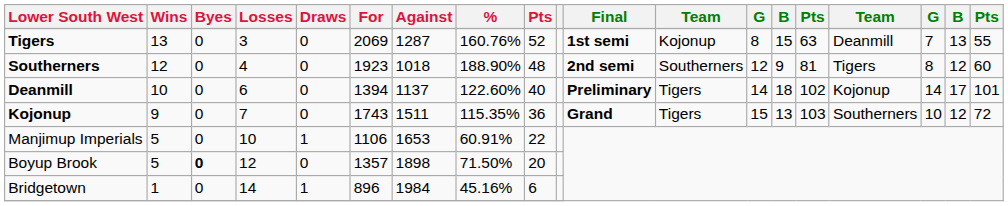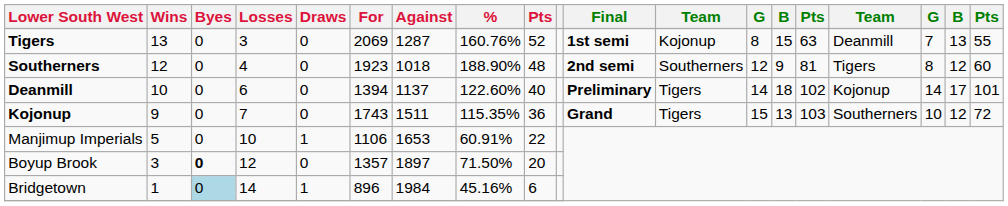(155, 163) 5 -> (155, 163) 3
(413, 163) 1898 -> (413, 163) 1897
(199, 187) no background -> (199, 187) lightblue background
